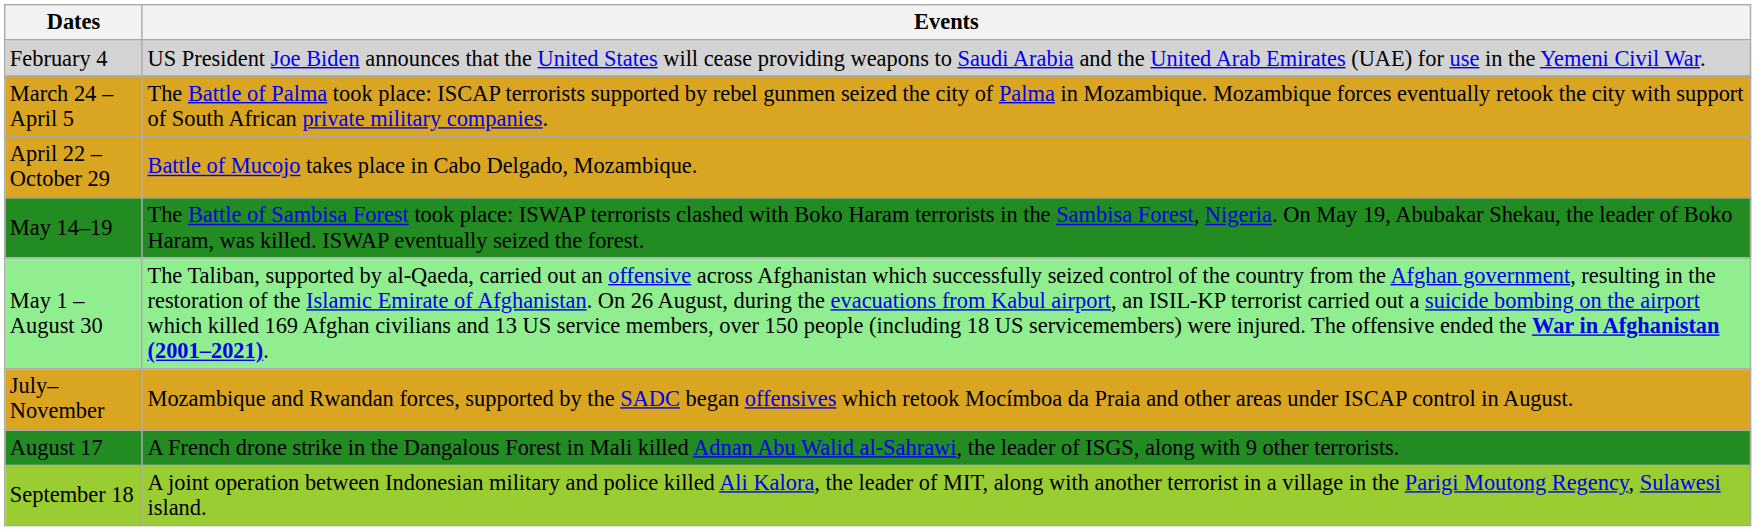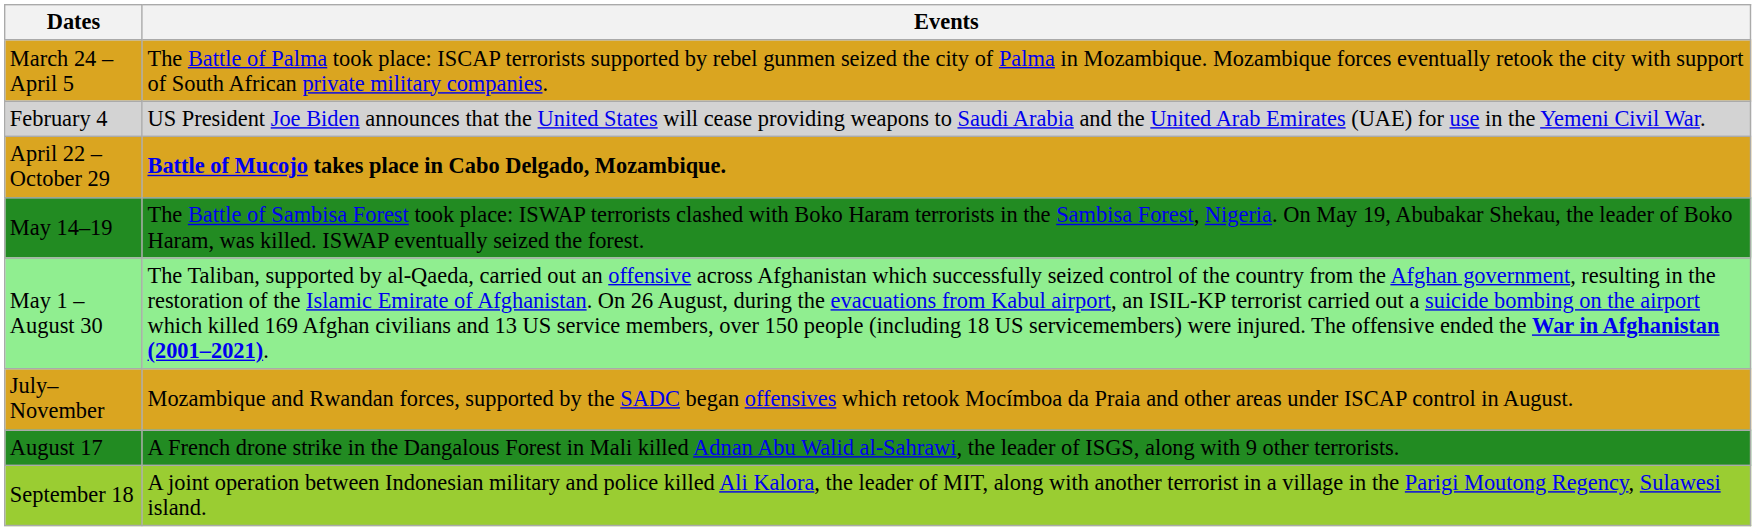rows swapped: (59, 57) <-> (61, 105)
(422, 166) normal -> (437, 166) bold
